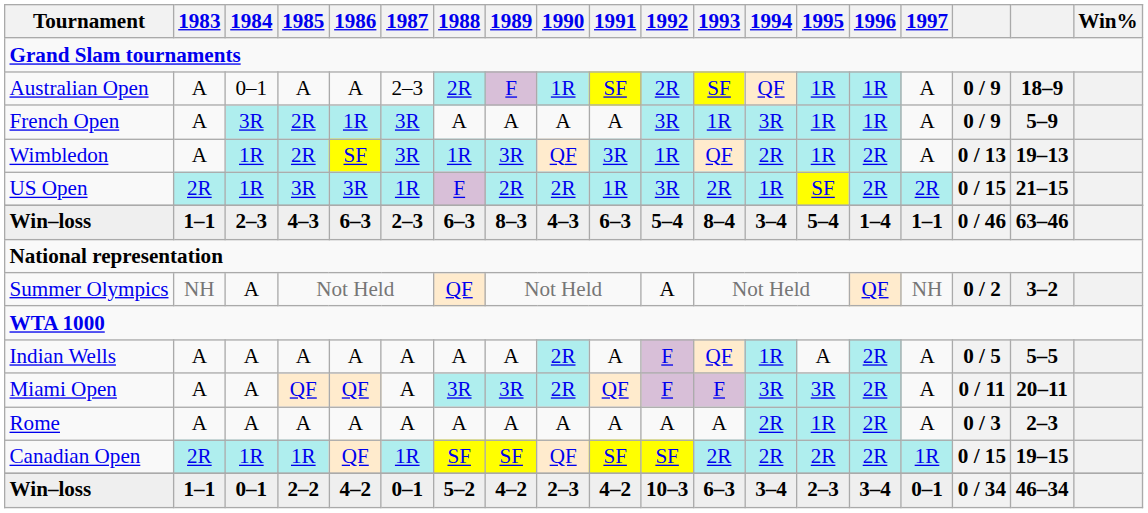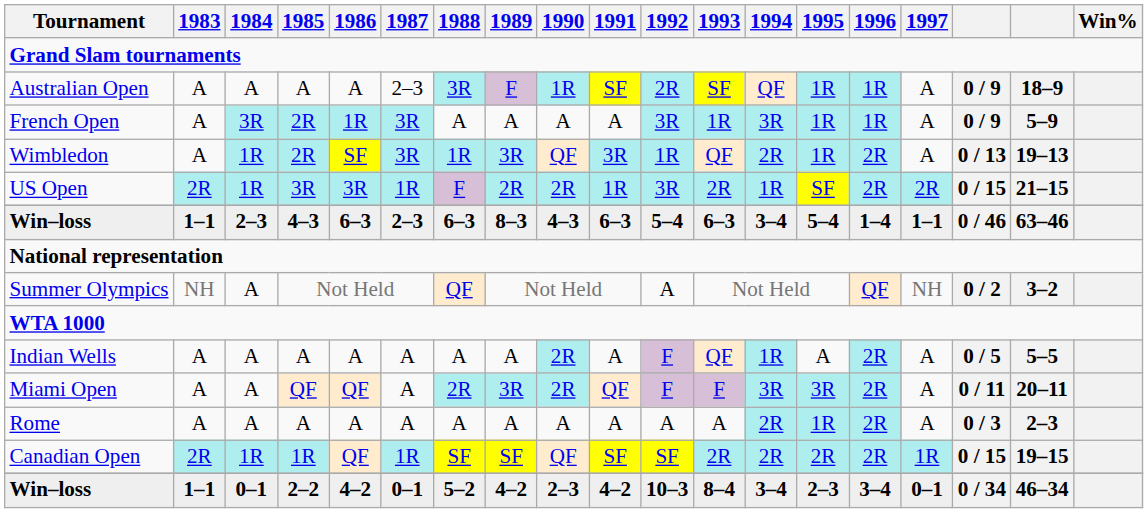(251, 88) 0–1 -> (251, 88) A
(459, 88) 2R -> (459, 88) 3R
(719, 222) 8–4 -> (719, 222) 6–3
(459, 389) 3R -> (459, 389) 2R
(719, 490) 6–3 -> (719, 490) 8–4
